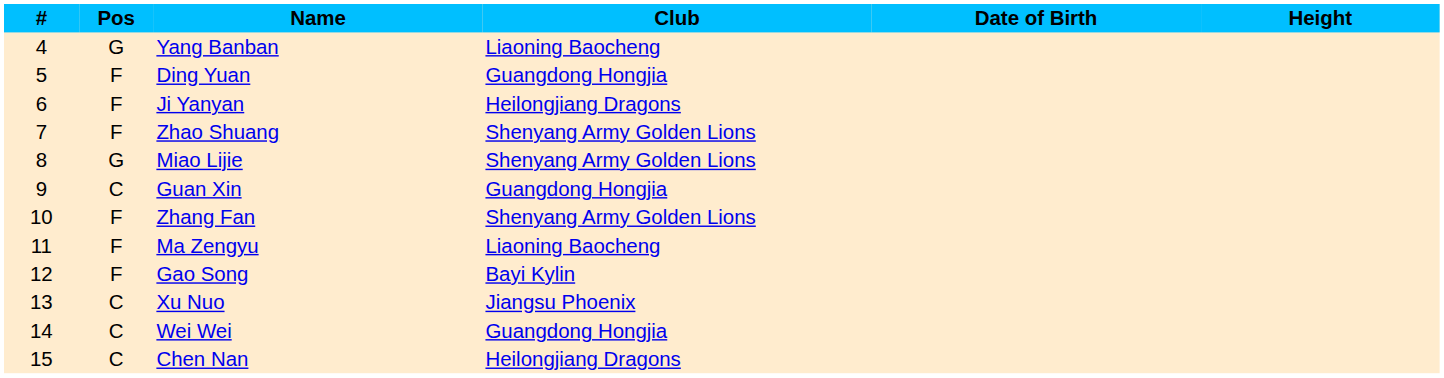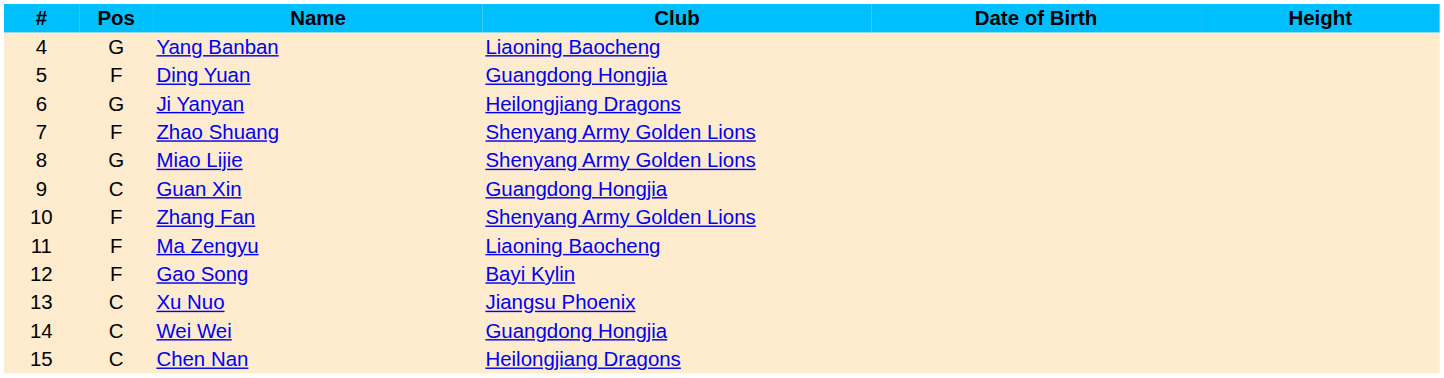(116, 103) F -> (116, 103) G
